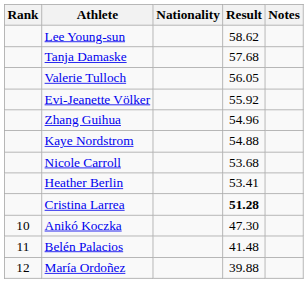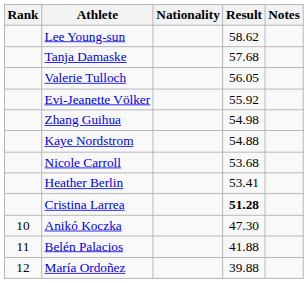(244, 120) 54.96 -> (244, 120) 54.98
(244, 246) 41.48 -> (244, 246) 41.88
